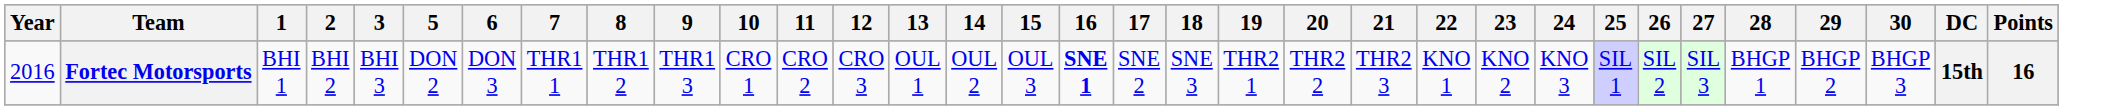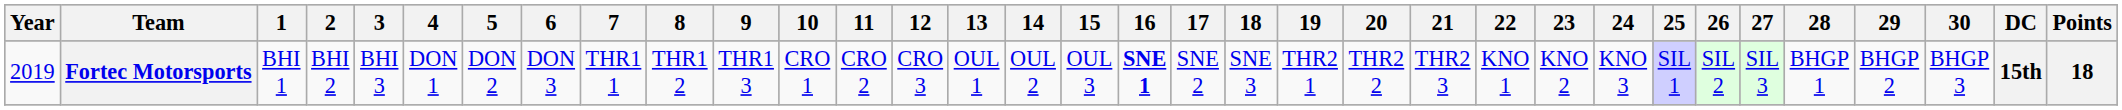+ column: (433, 22)
(32, 72) 2016 -> (32, 72) 2019
(2023, 72) 16 -> (2082, 72) 18
